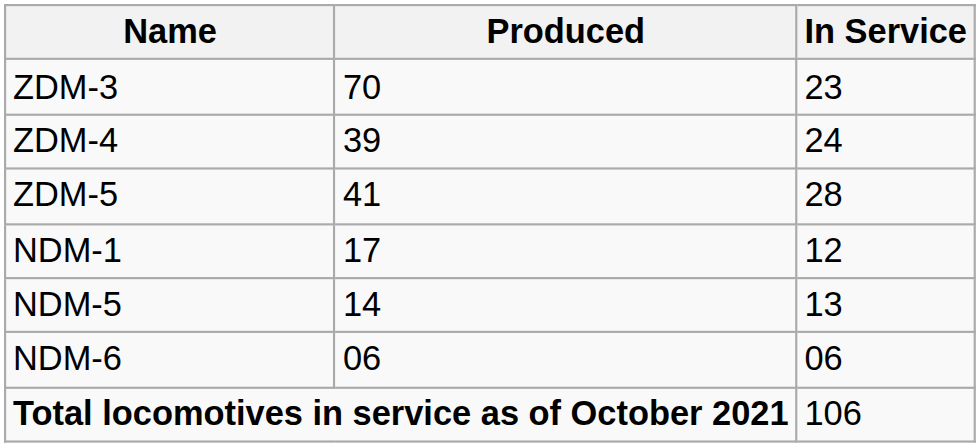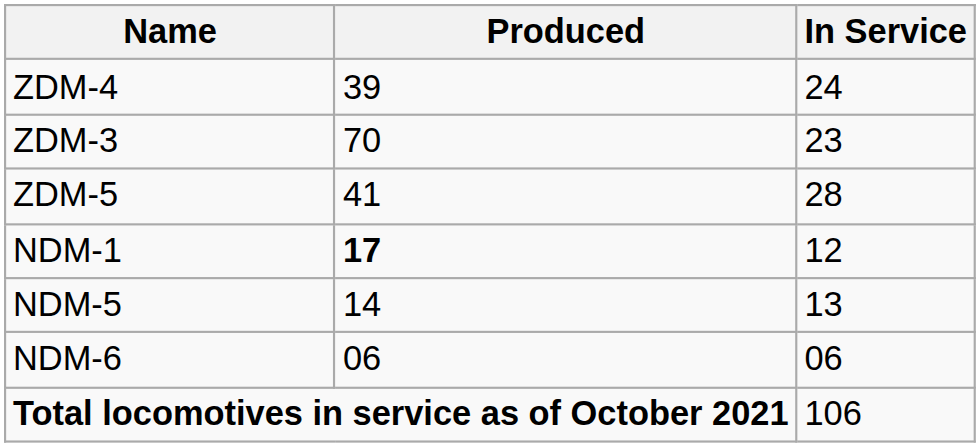rows swapped: (66, 86) <-> (66, 140)
(362, 250) normal -> (362, 250) bold
